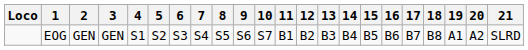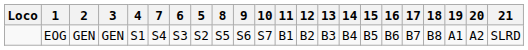columns swapped: (159, 15) <-> (201, 15)
